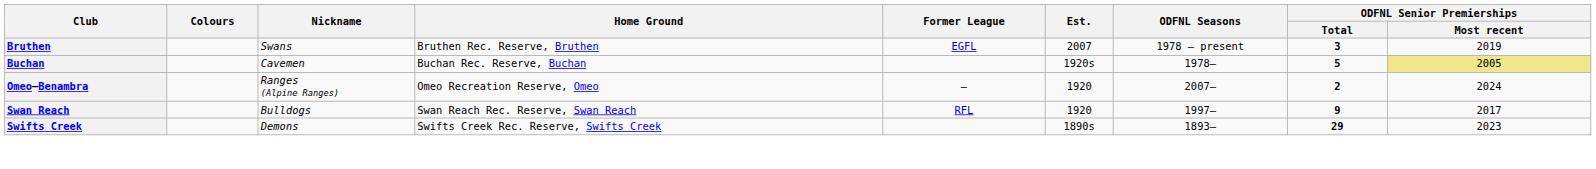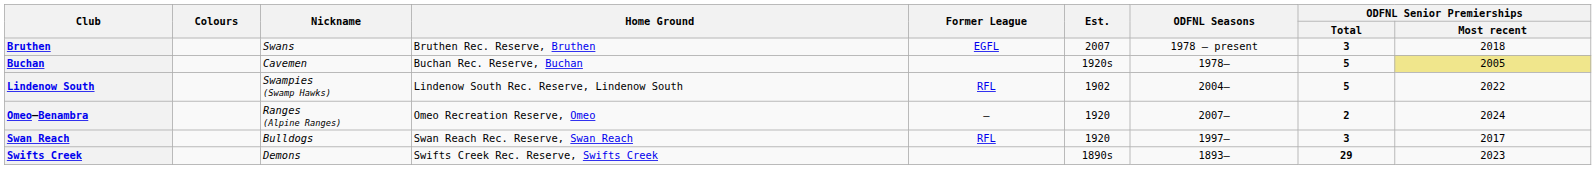(1489, 47) 2019 -> (1493, 47) 2018
+ row: (51, 87)
(1337, 110) 9 -> (1346, 139) 3
